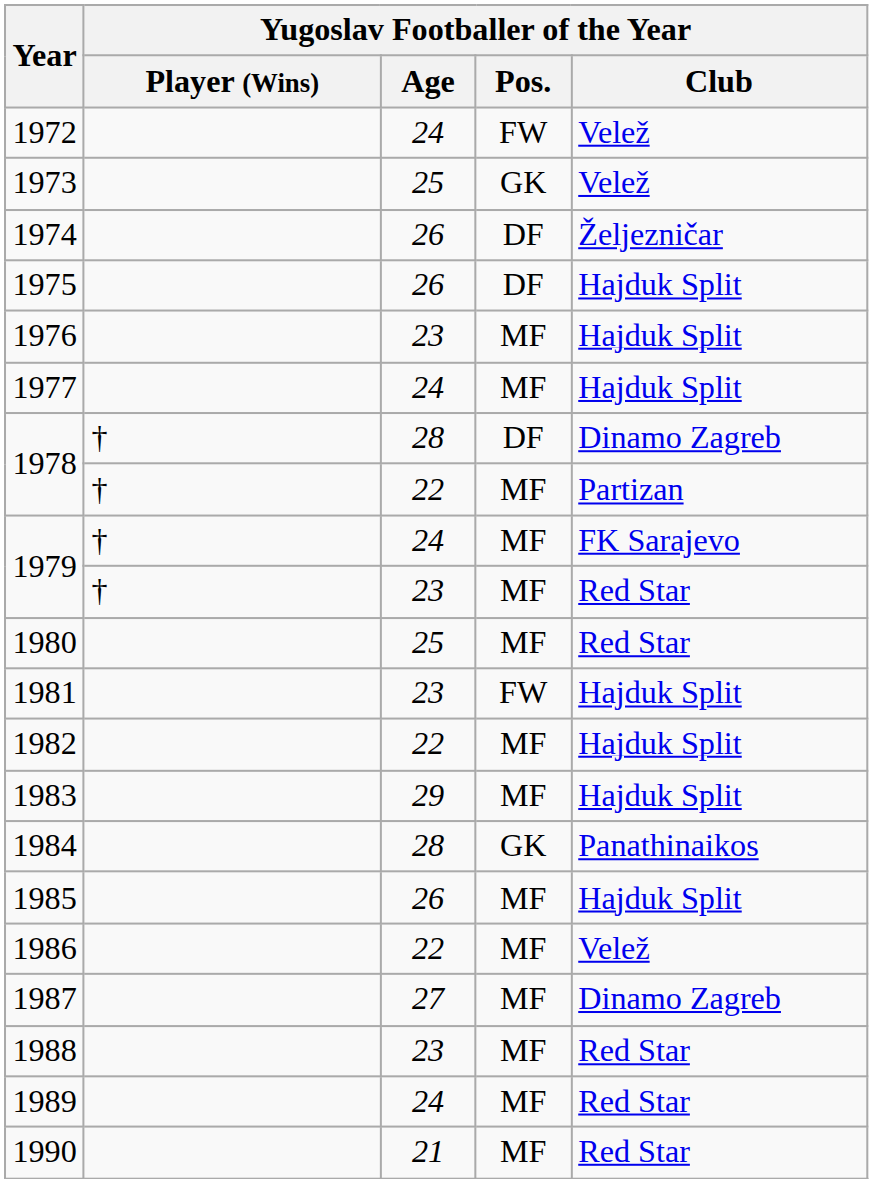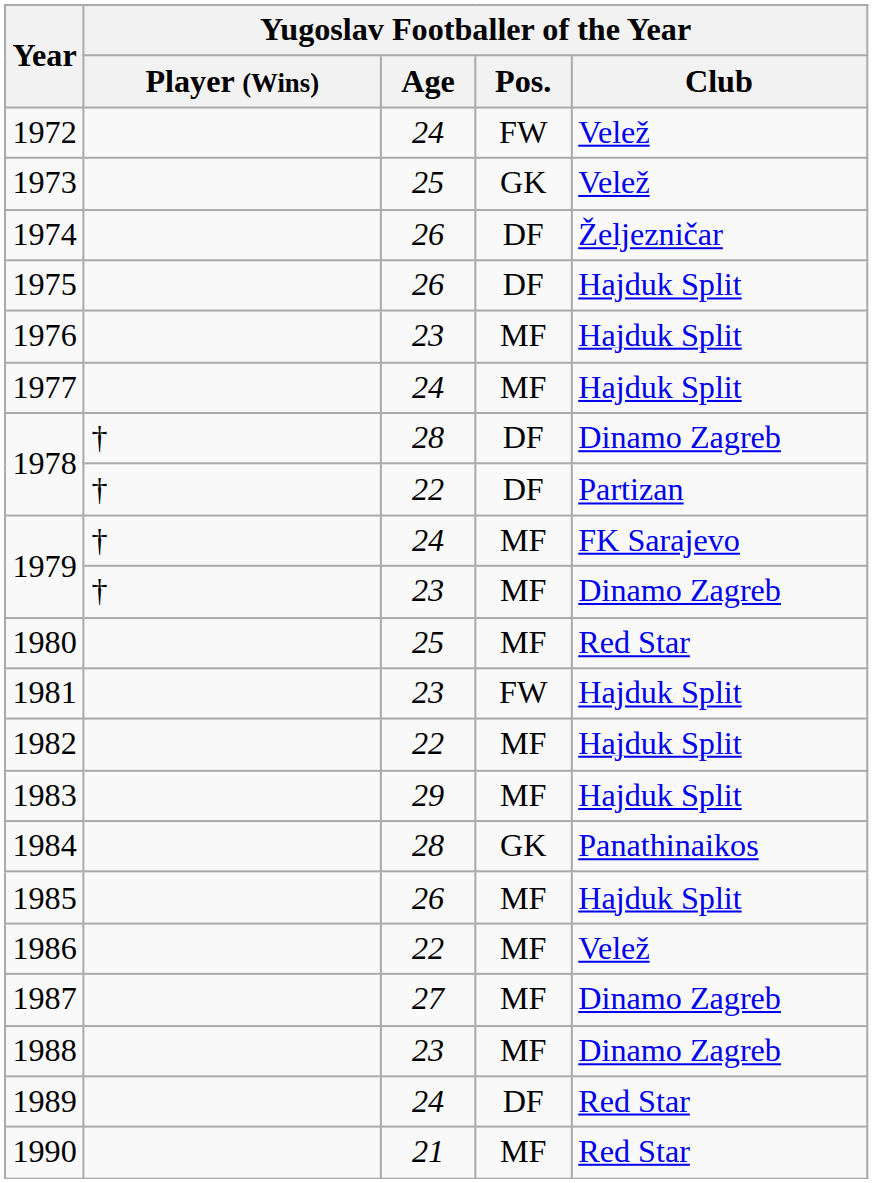(523, 489) MF -> (523, 489) DF
(634, 591) Red Star -> (680, 591) Dinamo Zagreb
(634, 1050) Red Star -> (680, 1050) Dinamo Zagreb
(523, 1101) MF -> (523, 1101) DF
